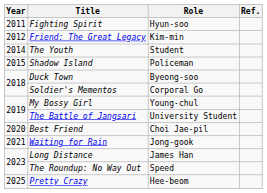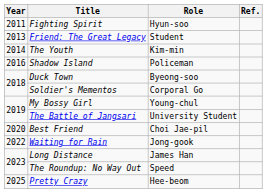(16, 37) 2012 -> (16, 37) 2013
(167, 37) Kim-min -> (167, 37) Student
(167, 50) Student -> (167, 50) Kim-min
(16, 63) 2015 -> (16, 63) 2016
(16, 142) 2021 -> (16, 142) 2022
